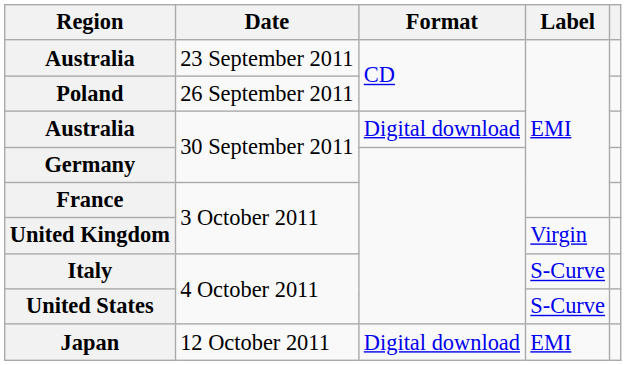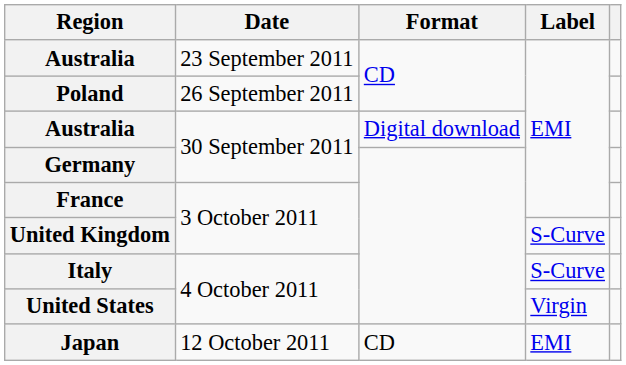(559, 235) Virgin -> (568, 235) S-Curve
(568, 306) S-Curve -> (559, 306) Virgin
(442, 341) Digital download -> (379, 341) CD
